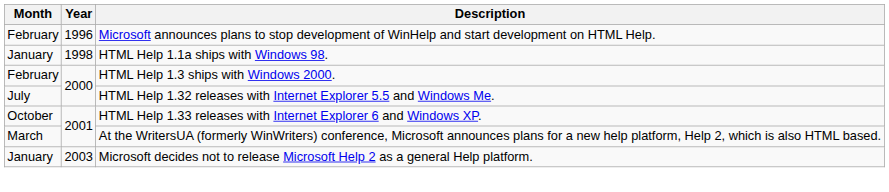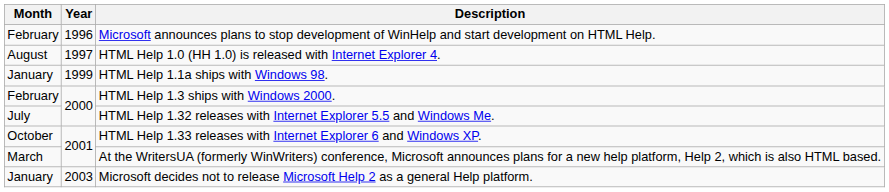+ row: (270, 55)
(79, 55) 1998 -> (79, 75) 1999
